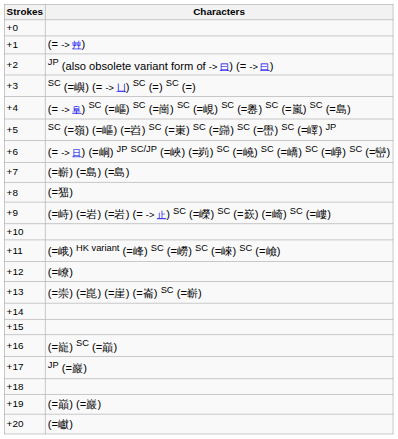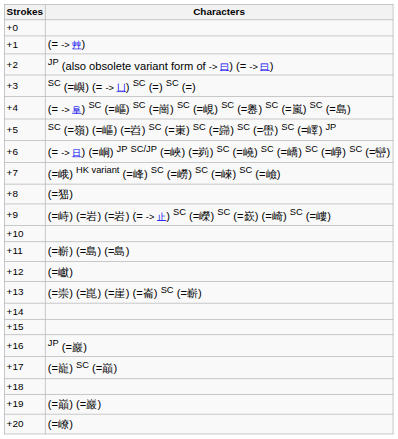(89, 172) (=嶄) (=島) (=島) -> (164, 173) (=峨) HK variant (=峰) SC (=嶗) SC (=崍) SC (=嶮)
(164, 250) (=峨) HK variant (=峰) SC (=嶗) SC (=崍) SC (=嶮) -> (89, 252) (=嶄) (=島) (=島)
(60, 272) (=嶛) -> (60, 272) (=巘)
(82, 345) (=巃) SC (=巔) -> (67, 345) JP (=巖)
(67, 367) JP (=巖) -> (82, 367) (=巃) SC (=巔)
(60, 424) (=巘) -> (60, 424) (=嶛)
